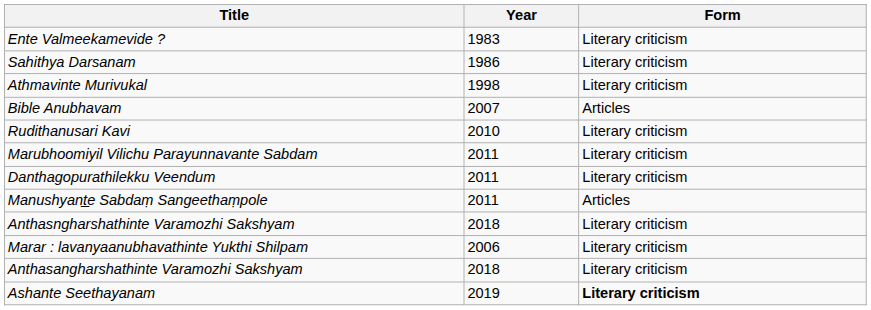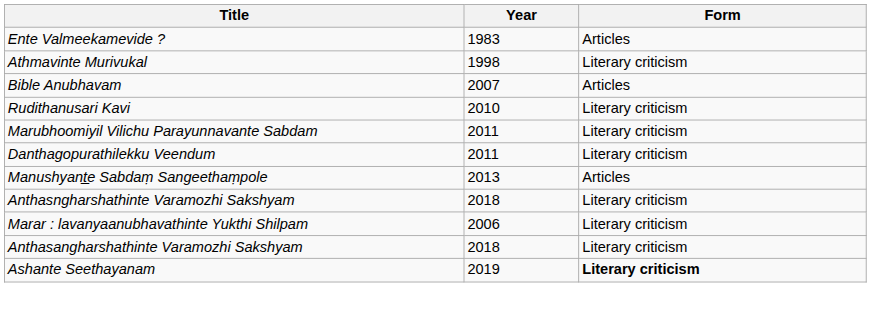(635, 39) Literary criticism -> (606, 39) Articles
- row: (72, 62)
(483, 200) 2011 -> (484, 177) 2013
